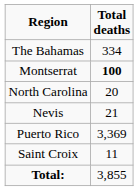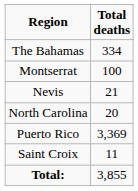(112, 71) bold -> (112, 71) normal
rows swapped: (48, 112) <-> (48, 92)
